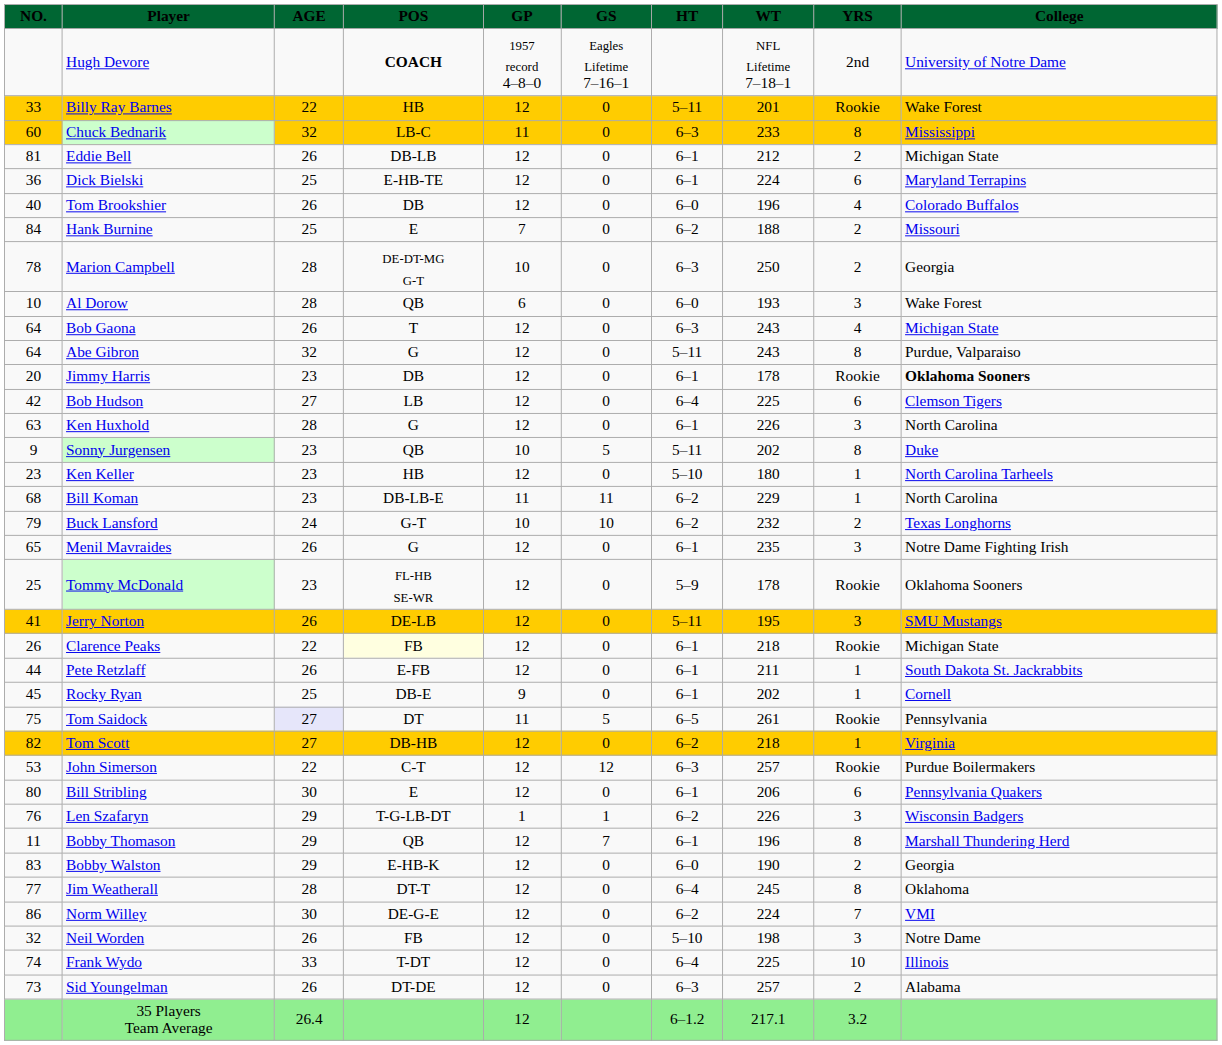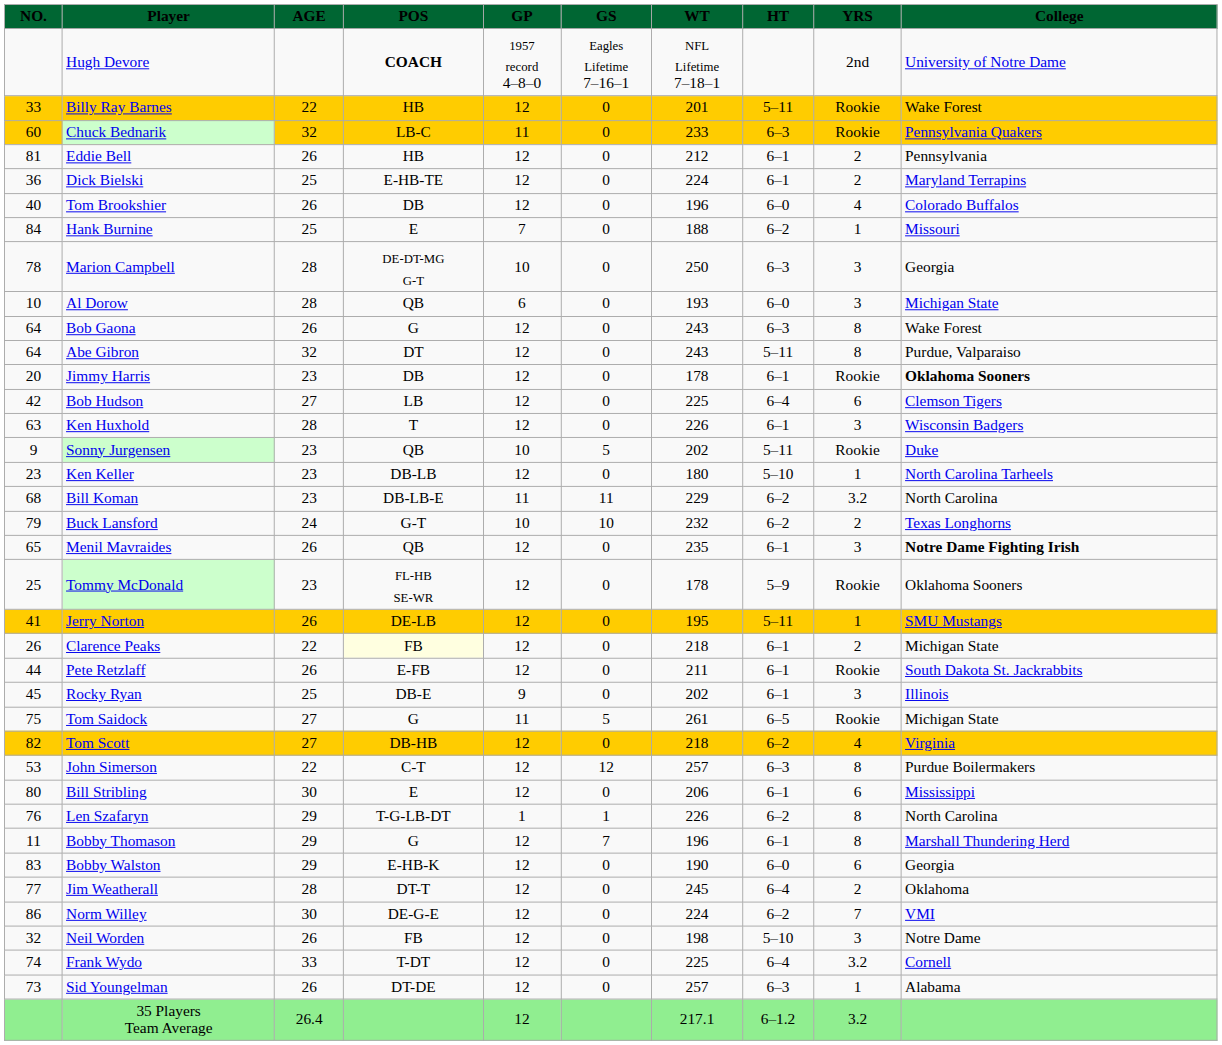columns swapped: (768, 16) <-> (687, 16)
(858, 132) 8 -> (858, 132) Rookie
(940, 132) Mississippi -> (974, 132) Pennsylvania Quakers
(413, 156) DB-LB -> (413, 156) HB
(952, 156) Michigan State -> (946, 156) Pennsylvania
(858, 181) 6 -> (858, 181) 2
(858, 229) 2 -> (858, 229) 1
(858, 266) 2 -> (858, 266) 3
(943, 303) Wake Forest -> (952, 303) Michigan State
(413, 328) T -> (413, 328) G
(858, 328) 4 -> (858, 328) 8
(952, 328) Michigan State -> (943, 328) Wake Forest
(413, 352) G -> (413, 352) DT
(413, 425) G -> (413, 425) T
(951, 425) North Carolina -> (964, 425) Wisconsin Badgers
(858, 450) 8 -> (858, 450) Rookie
(413, 474) HB -> (413, 474) DB-LB
(858, 498) 1 -> (858, 498) 3.2
(413, 547) G -> (413, 547) QB
(987, 547) normal -> (992, 547) bold
(858, 621) 3 -> (858, 621) 1
(858, 645) Rookie -> (858, 645) 2
(858, 670) 1 -> (858, 670) Rookie
(858, 694) 1 -> (858, 694) 3
(928, 694) Cornell -> (927, 694) Illinois
(309, 718) lavender background -> (309, 718) no background
(413, 718) DT -> (413, 718) G
(946, 718) Pennsylvania -> (952, 718) Michigan State
(858, 743) 1 -> (858, 743) 4
(858, 767) Rookie -> (858, 767) 8
(974, 791) Pennsylvania Quakers -> (940, 791) Mississippi
(858, 816) 3 -> (858, 816) 8
(964, 816) Wisconsin Badgers -> (951, 816) North Carolina
(413, 840) QB -> (413, 840) G
(858, 865) 2 -> (858, 865) 6
(858, 889) 8 -> (858, 889) 2
(858, 962) 10 -> (858, 962) 3.2
(927, 962) Illinois -> (928, 962) Cornell
(858, 986) 2 -> (858, 986) 1
